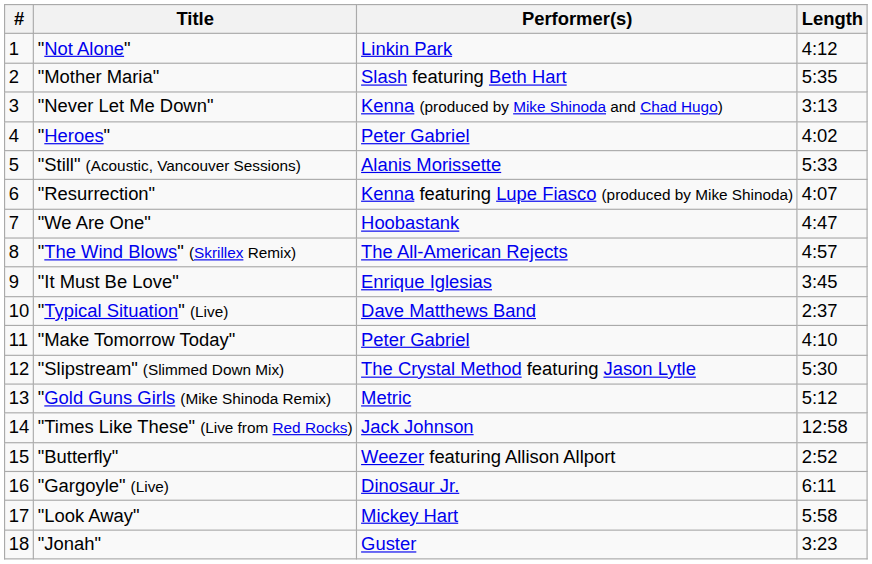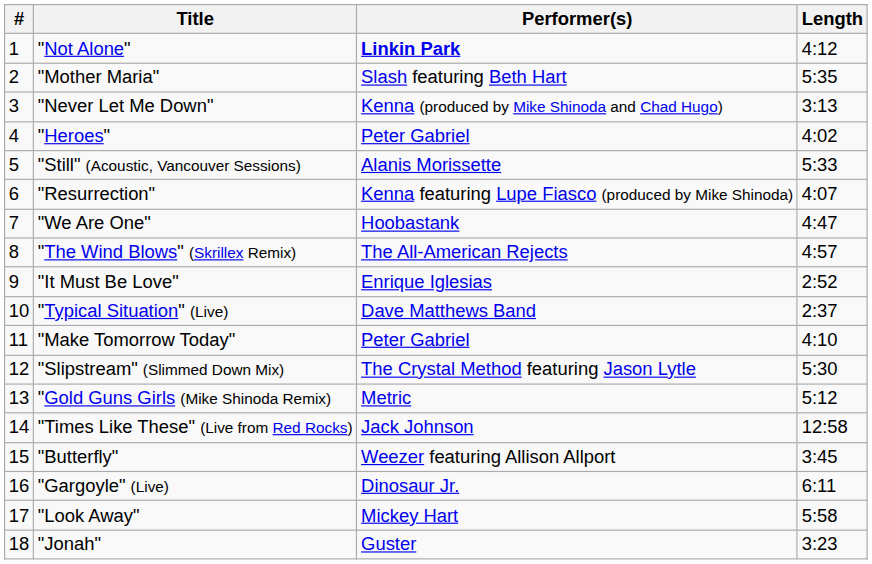(407, 48) normal -> (411, 48) bold
(820, 281) 3:45 -> (820, 281) 2:52
(820, 456) 2:52 -> (820, 456) 3:45
